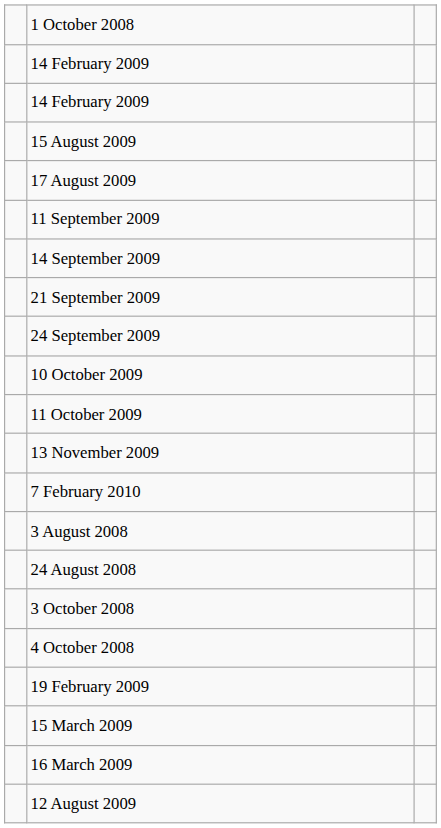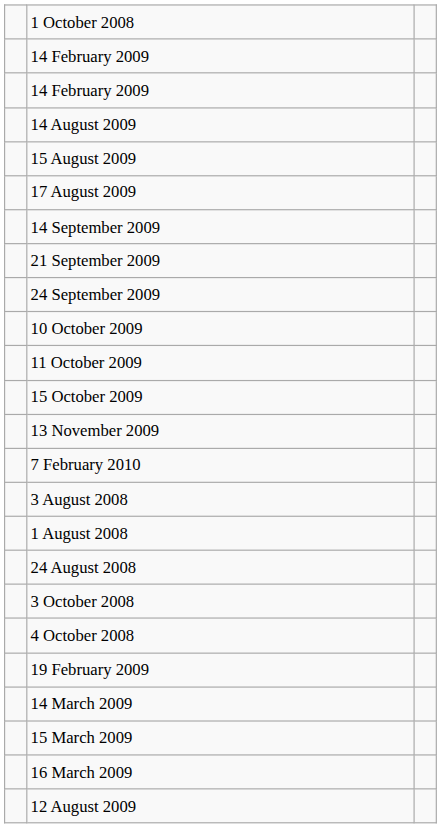+ row: (16, 125)
- row: (16, 219)
+ row: (16, 397)
+ row: (16, 533)
+ row: (16, 704)
